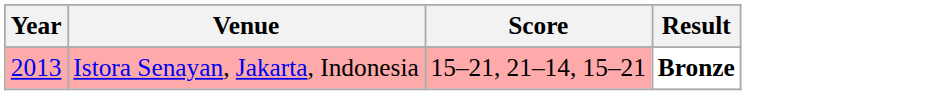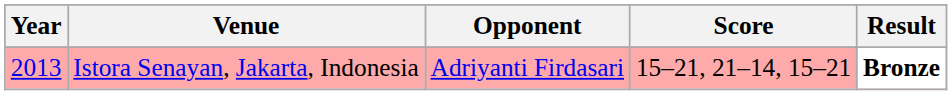+ column: (527, 25)
